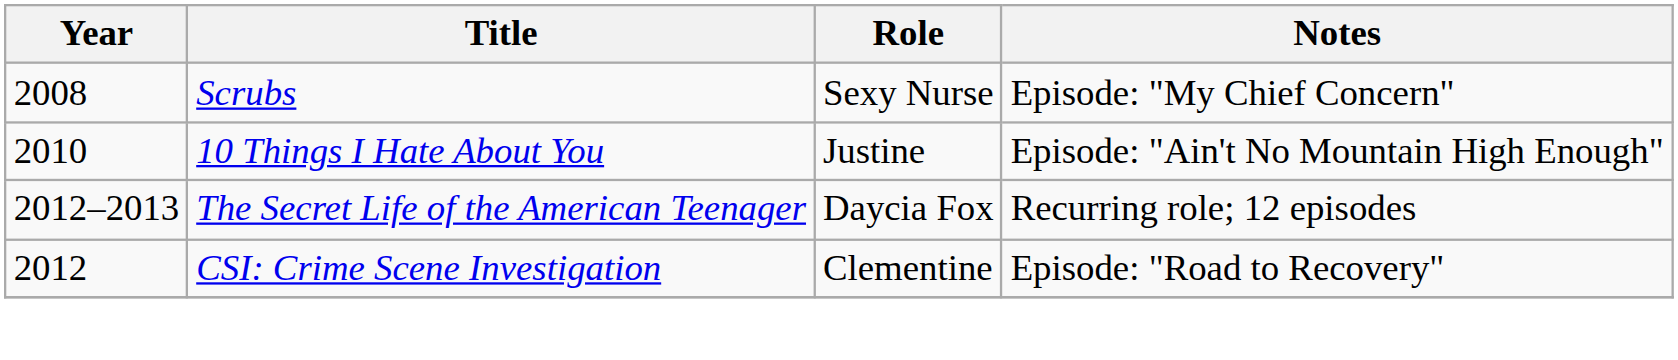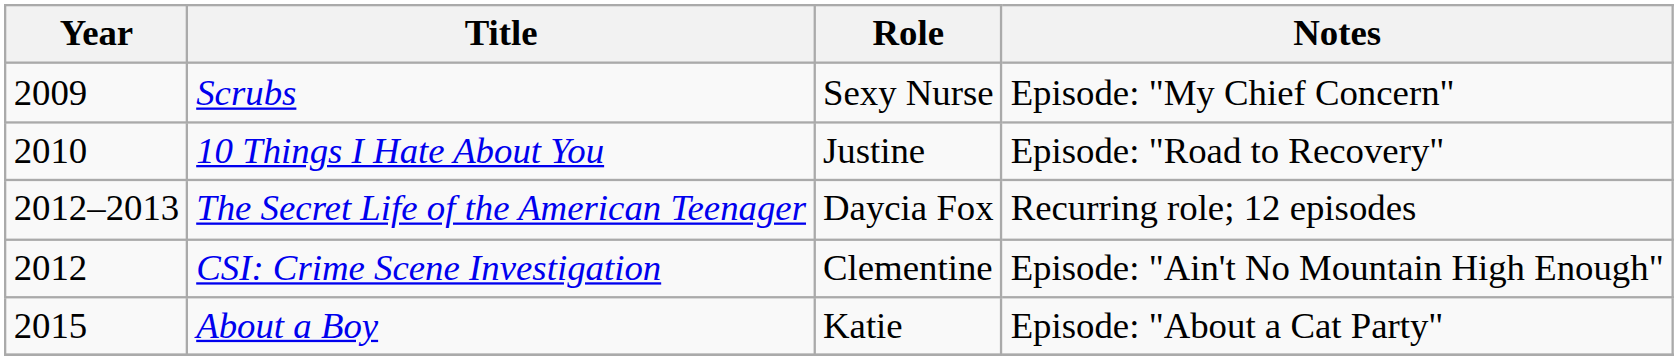(50, 92) 2008 -> (50, 92) 2009
(1337, 150) Episode: "Ain't No Mountain High Enough" -> (1228, 150) Episode: "Road to Recovery"
(1228, 267) Episode: "Road to Recovery" -> (1337, 267) Episode: "Ain't No Mountain High Enough"
+ row: (287, 325)
